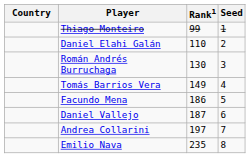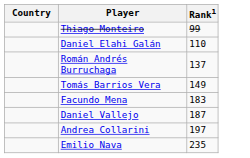- column: (232, 13)
(198, 65) 130 -> (198, 65) 137
(198, 100) 186 -> (198, 100) 183
